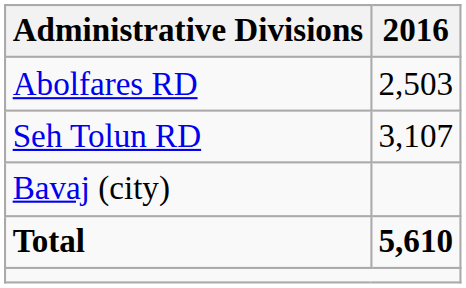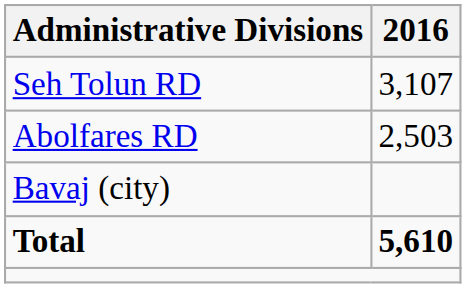rows swapped: (105, 83) <-> (107, 135)
